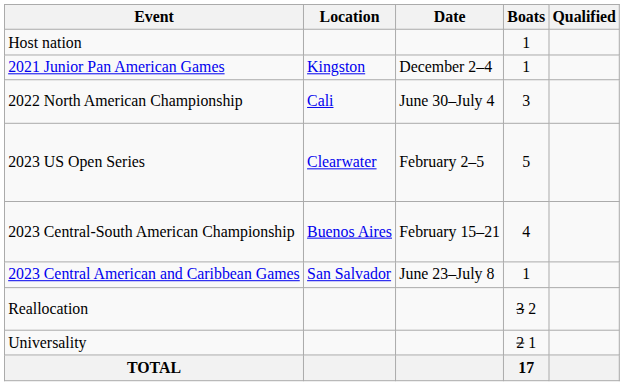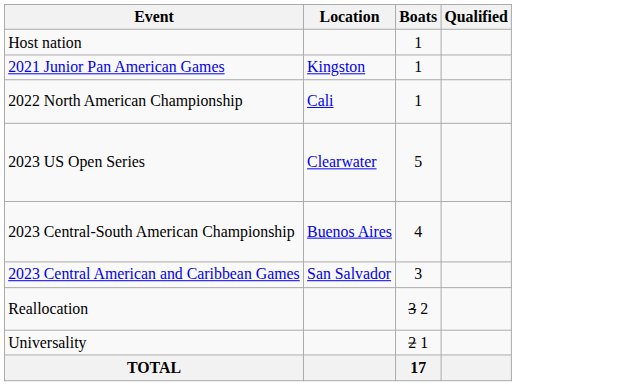- column: (450, 17)
(526, 101) 3 -> (418, 101) 1
(526, 274) 1 -> (418, 274) 3
